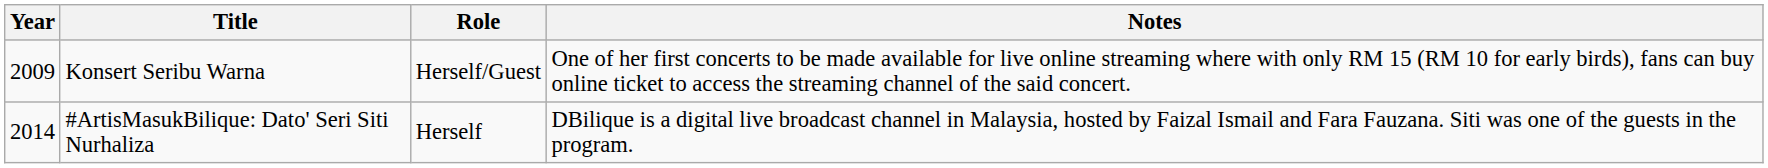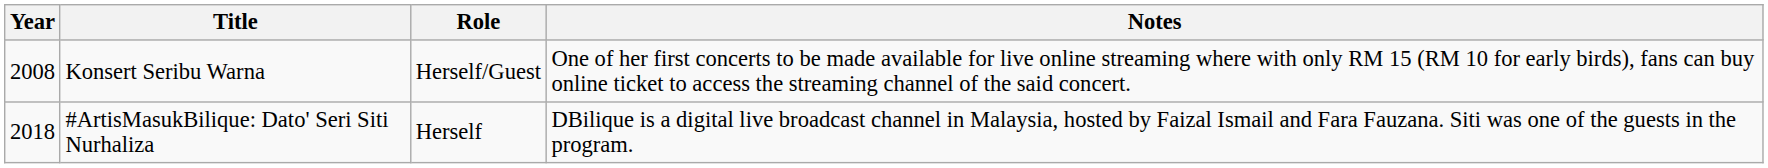(32, 70) 2009 -> (32, 70) 2008
(32, 132) 2014 -> (32, 132) 2018
